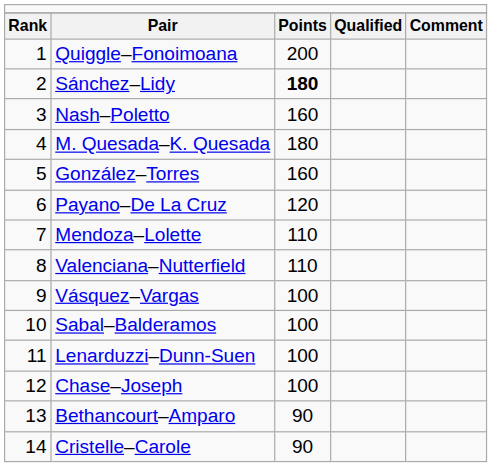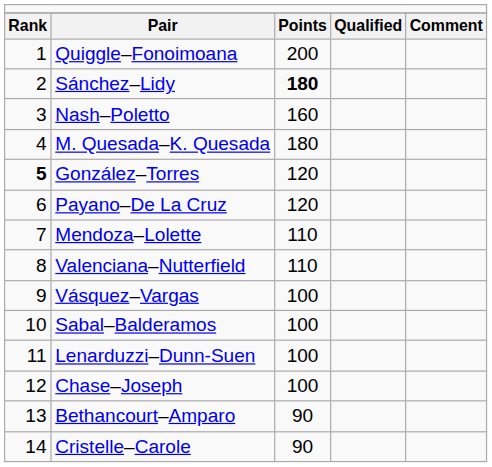(41, 174) normal -> (41, 174) bold
(303, 174) 160 -> (303, 174) 120
